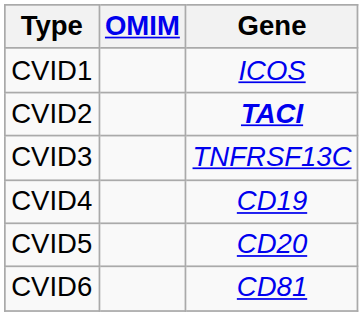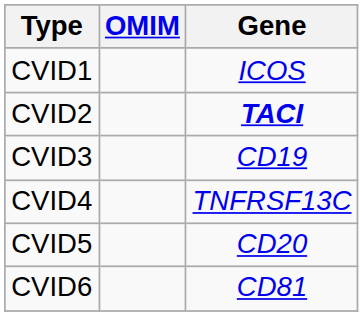(272, 157) TNFRSF13C -> (272, 157) CD19
(272, 200) CD19 -> (272, 200) TNFRSF13C
